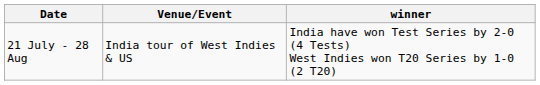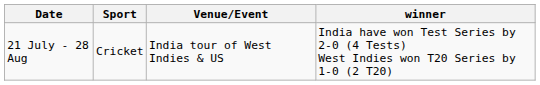+ column: (120, 14)
